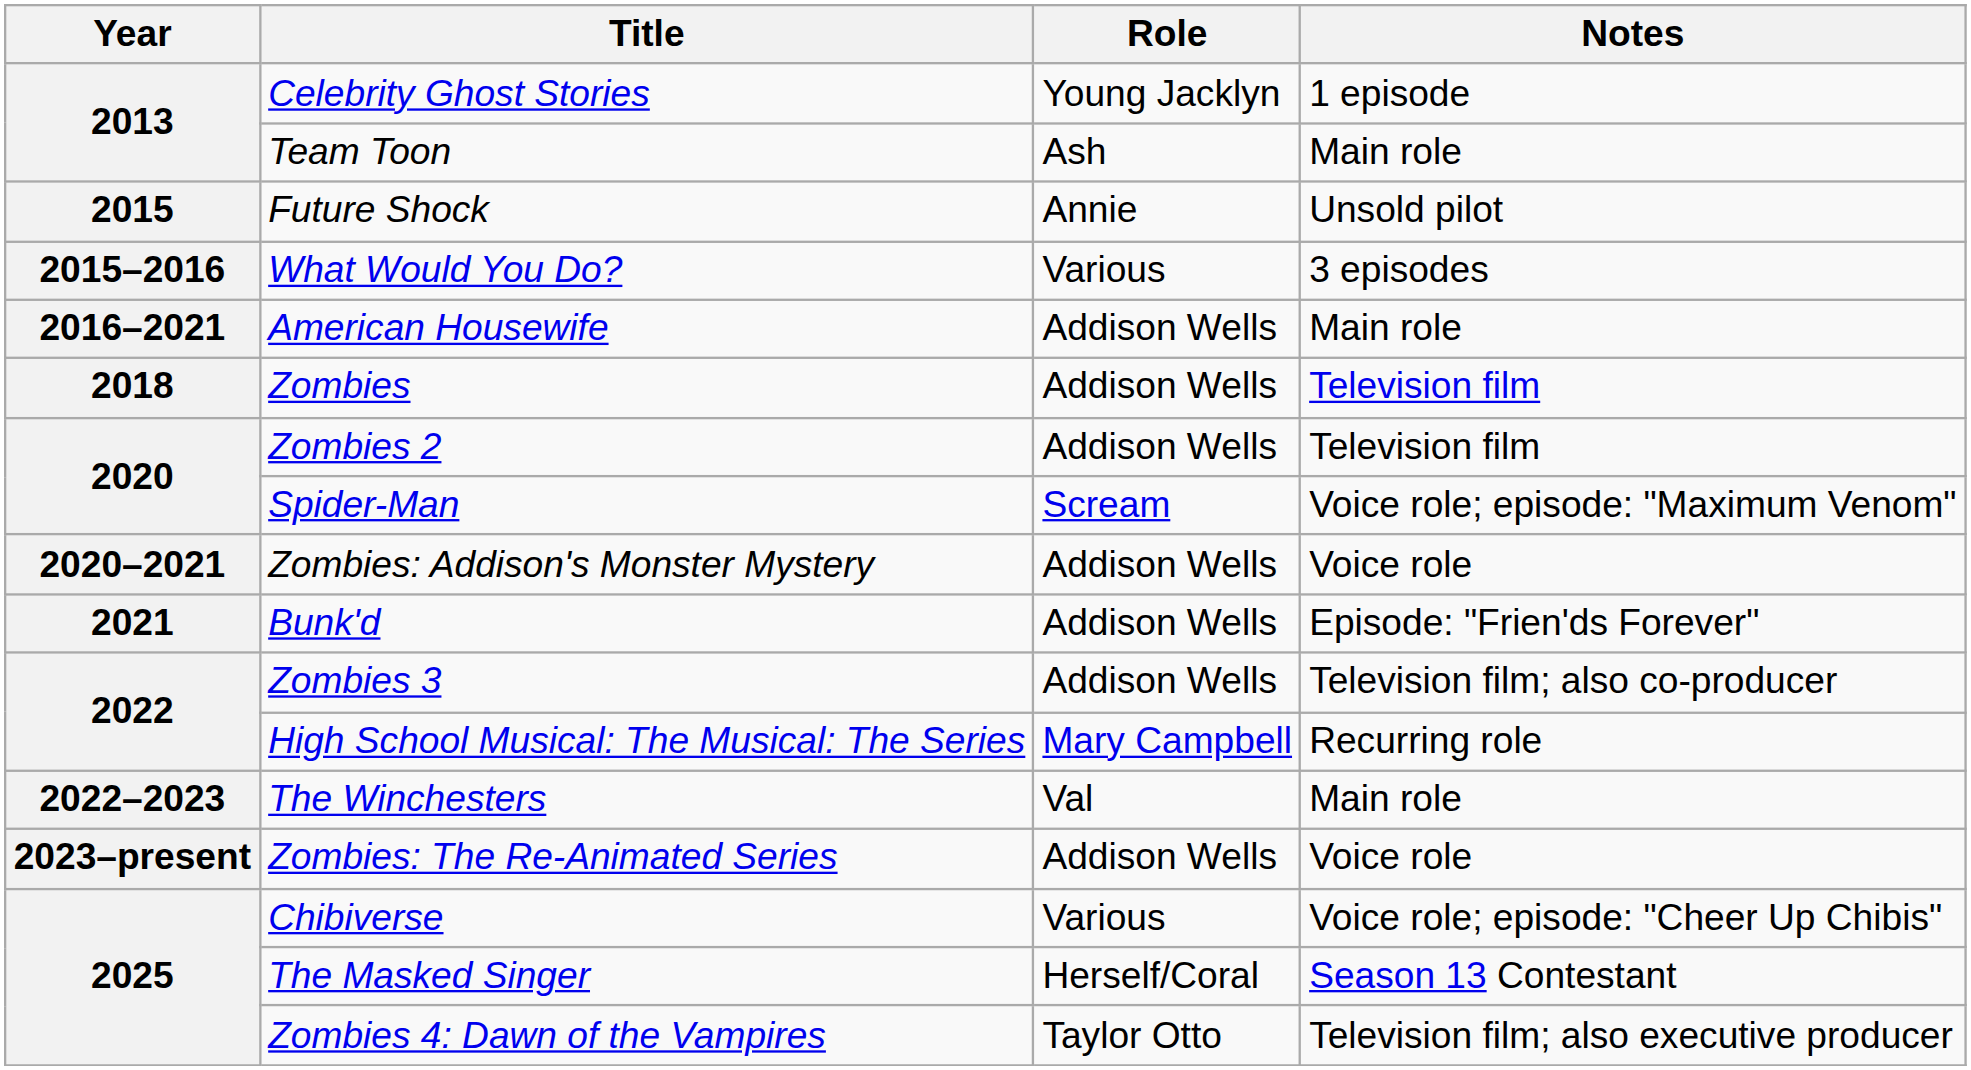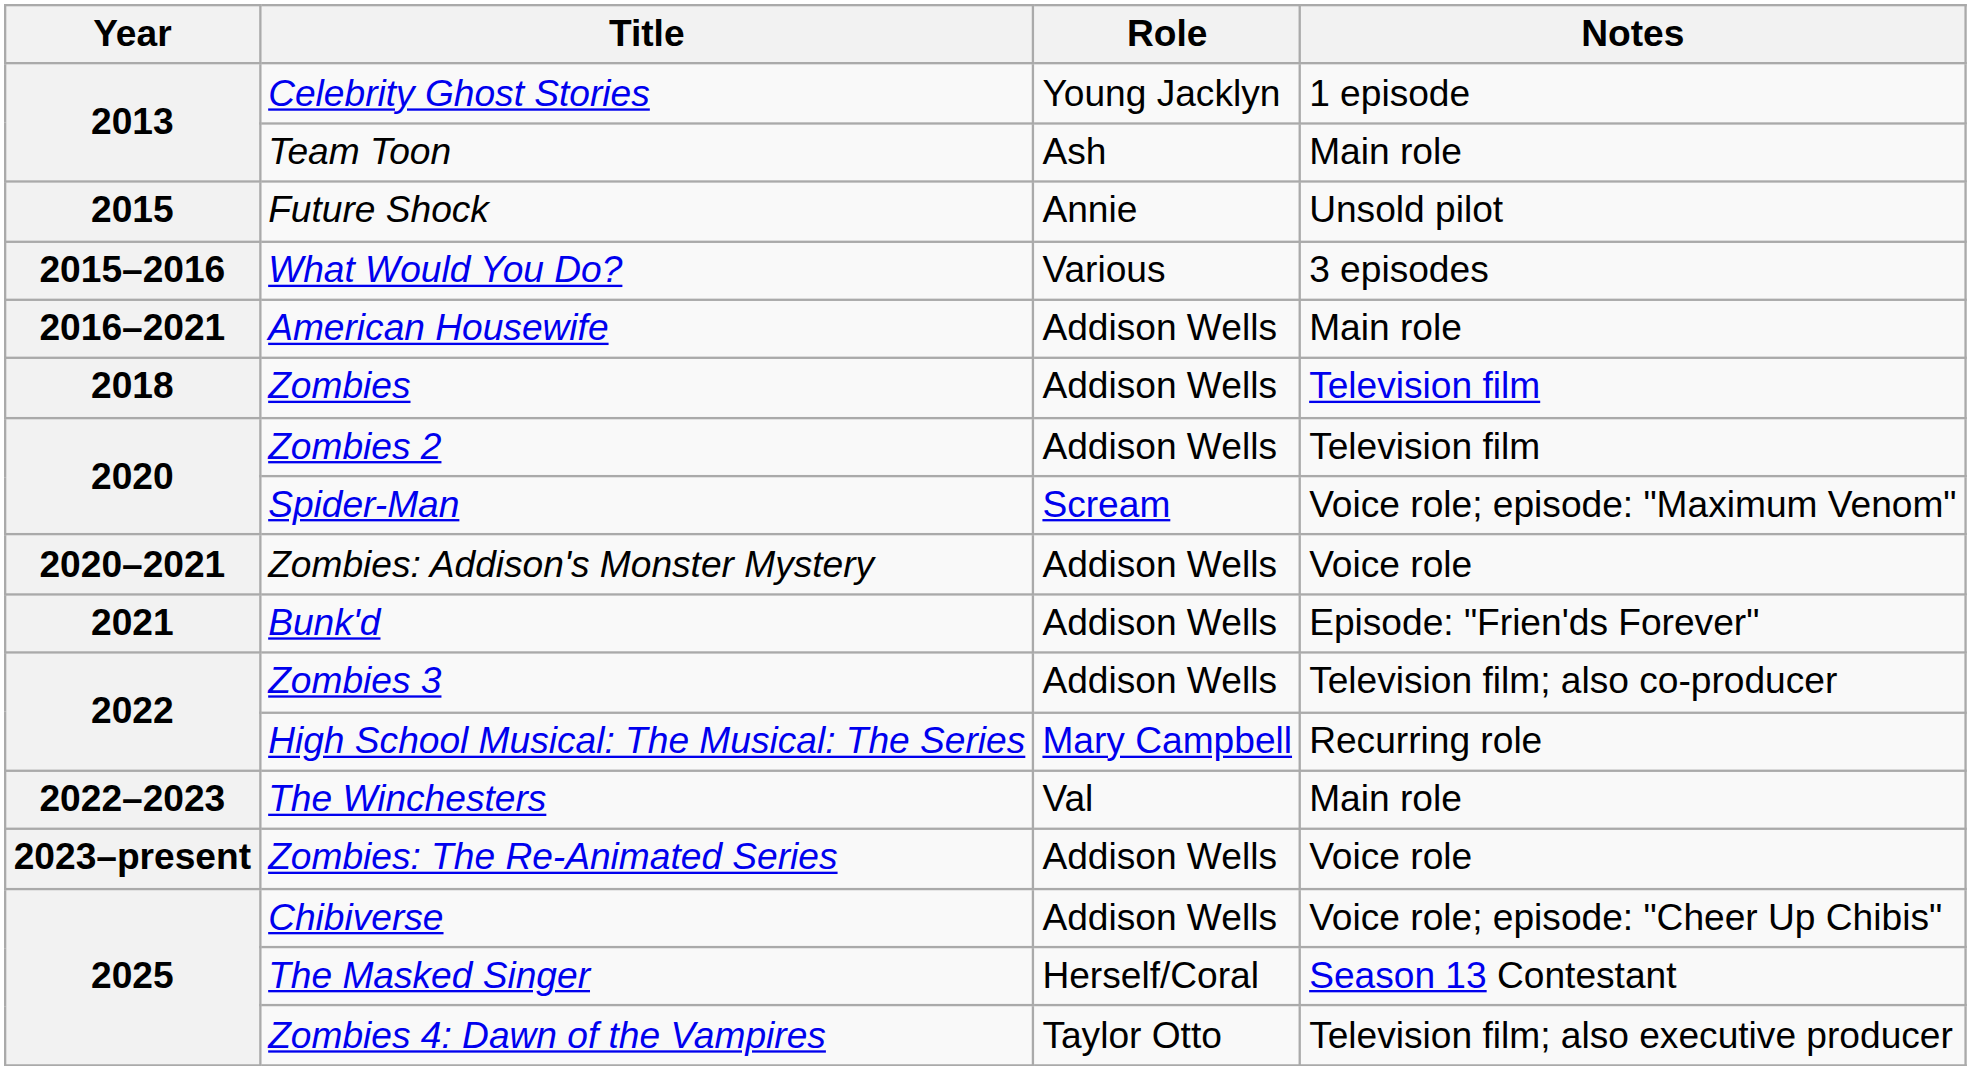(1104, 916) Various -> (1160, 916) Addison Wells
